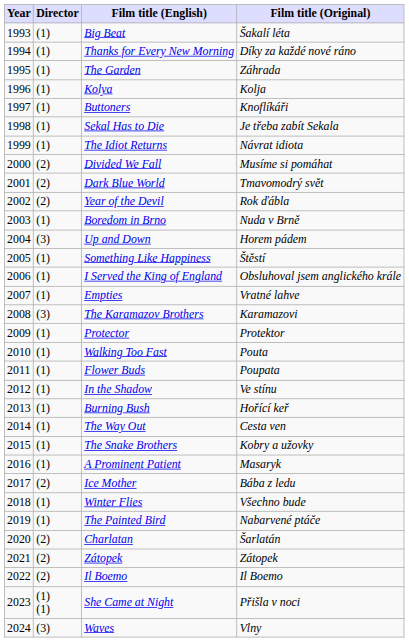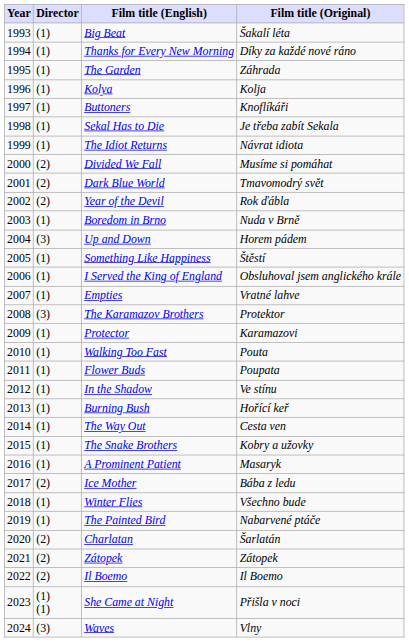(269, 314) Karamazovi -> (262, 314) Protektor
(262, 333) Protektor -> (269, 333) Karamazovi
